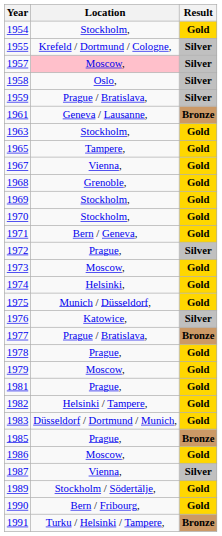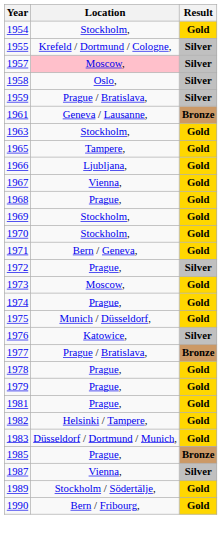+ row: (18, 166)
(105, 183) Grenoble, -> (105, 200) Prague,
(105, 285) Helsinki, -> (105, 302) Prague,
(105, 370) Moscow, -> (105, 387) Prague,
- row: (18, 455)
- row: (18, 523)
